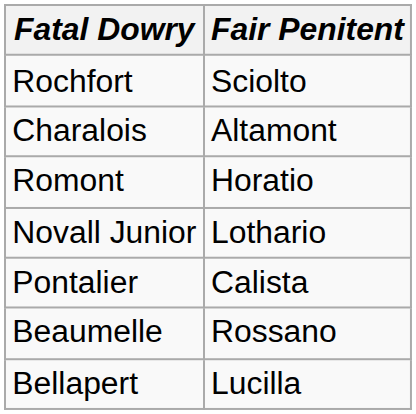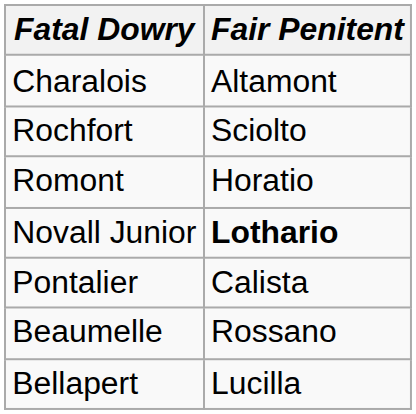rows swapped: (72, 80) <-> (80, 130)
(269, 231) normal -> (275, 231) bold
